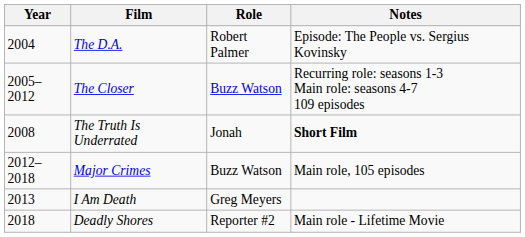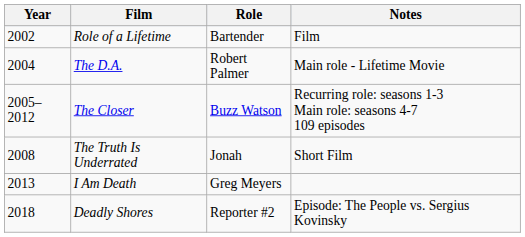+ row: (122, 36)
(382, 44) Episode: The People vs. Sergius Kovinsky -> (369, 66) Main role - Lifetime Movie
(325, 133) bold -> (323, 155) normal
- row: (112, 170)
(369, 221) Main role - Lifetime Movie -> (382, 213) Episode: The People vs. Sergius Kovinsky
